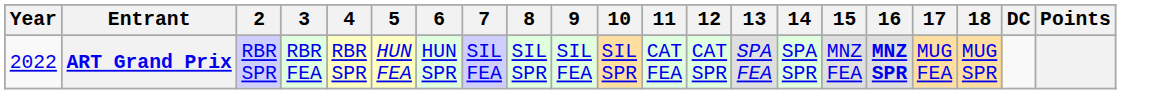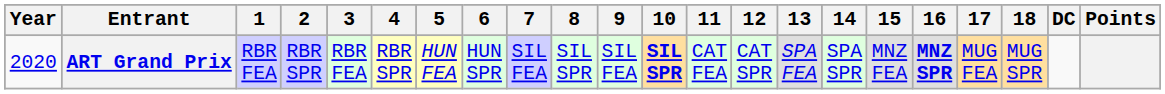+ column: (259, 20)
(33, 62) 2022 -> (33, 62) 2020
(619, 62) normal -> (664, 62) bold
